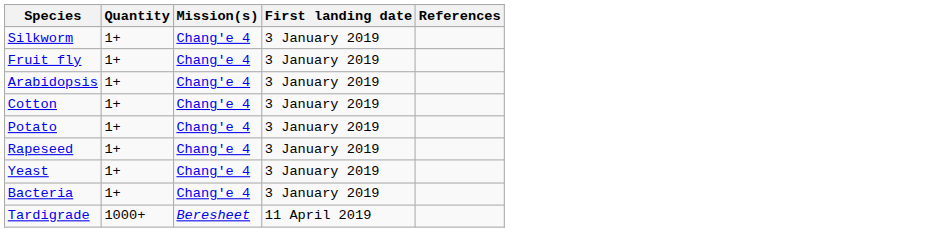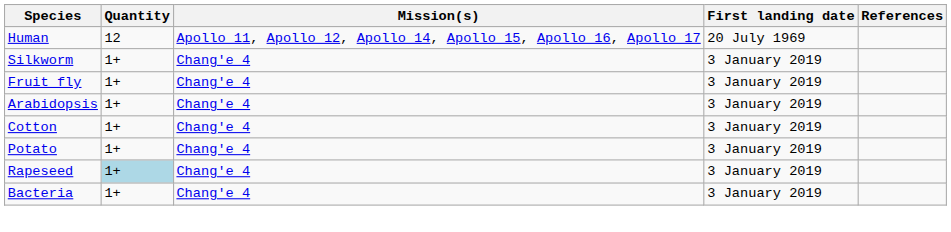+ row: (28, 38)
(113, 149) no background -> (113, 171) lightblue background
- row: (28, 171)
- row: (49, 216)
